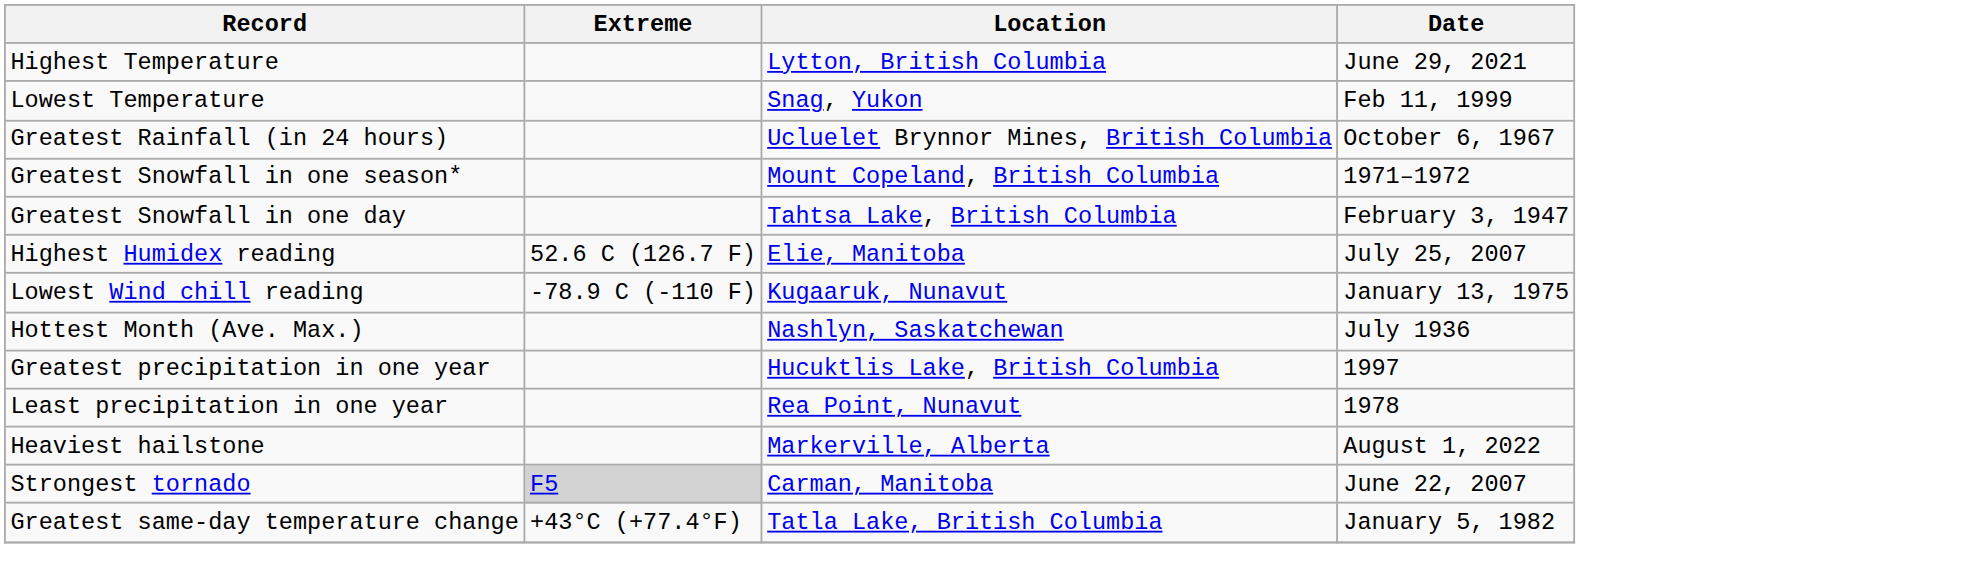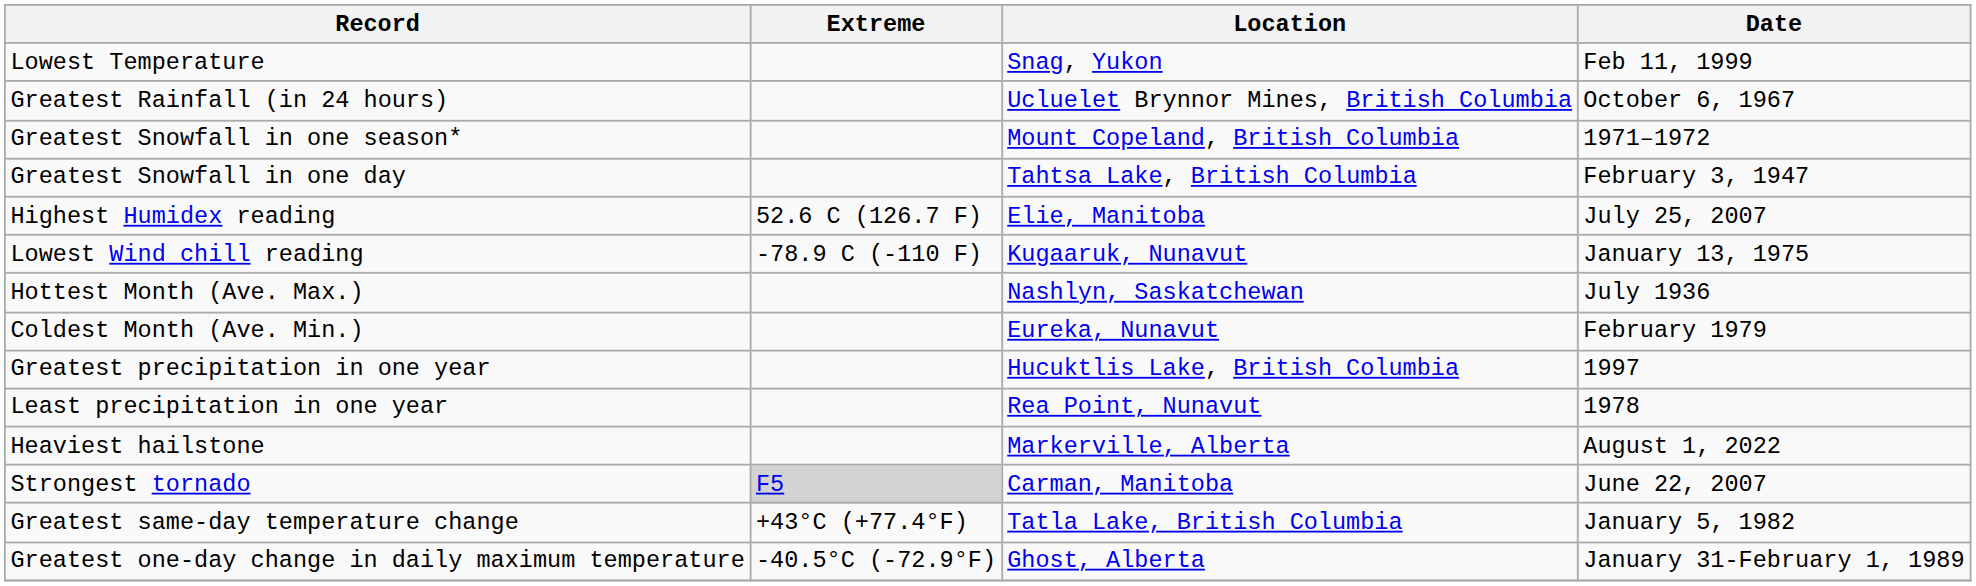- row: (145, 62)
+ row: (187, 331)
+ row: (378, 561)
